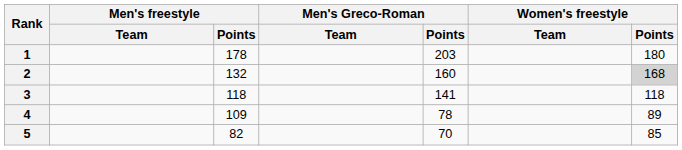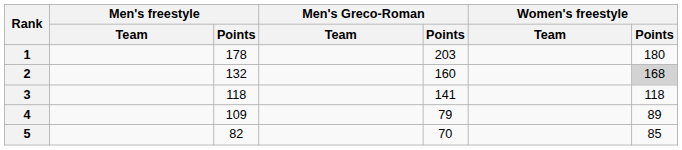(445, 114) 78 -> (445, 114) 79
